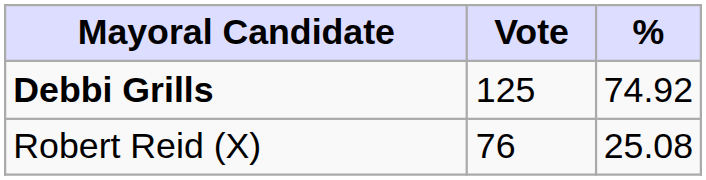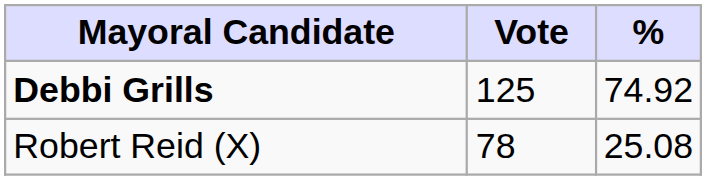(496, 145) 76 -> (496, 145) 78
